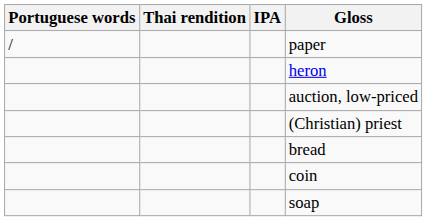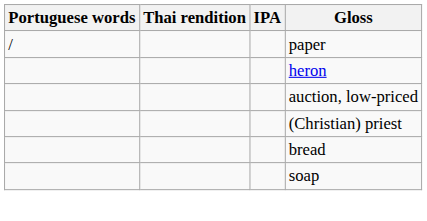- row: (303, 176)
